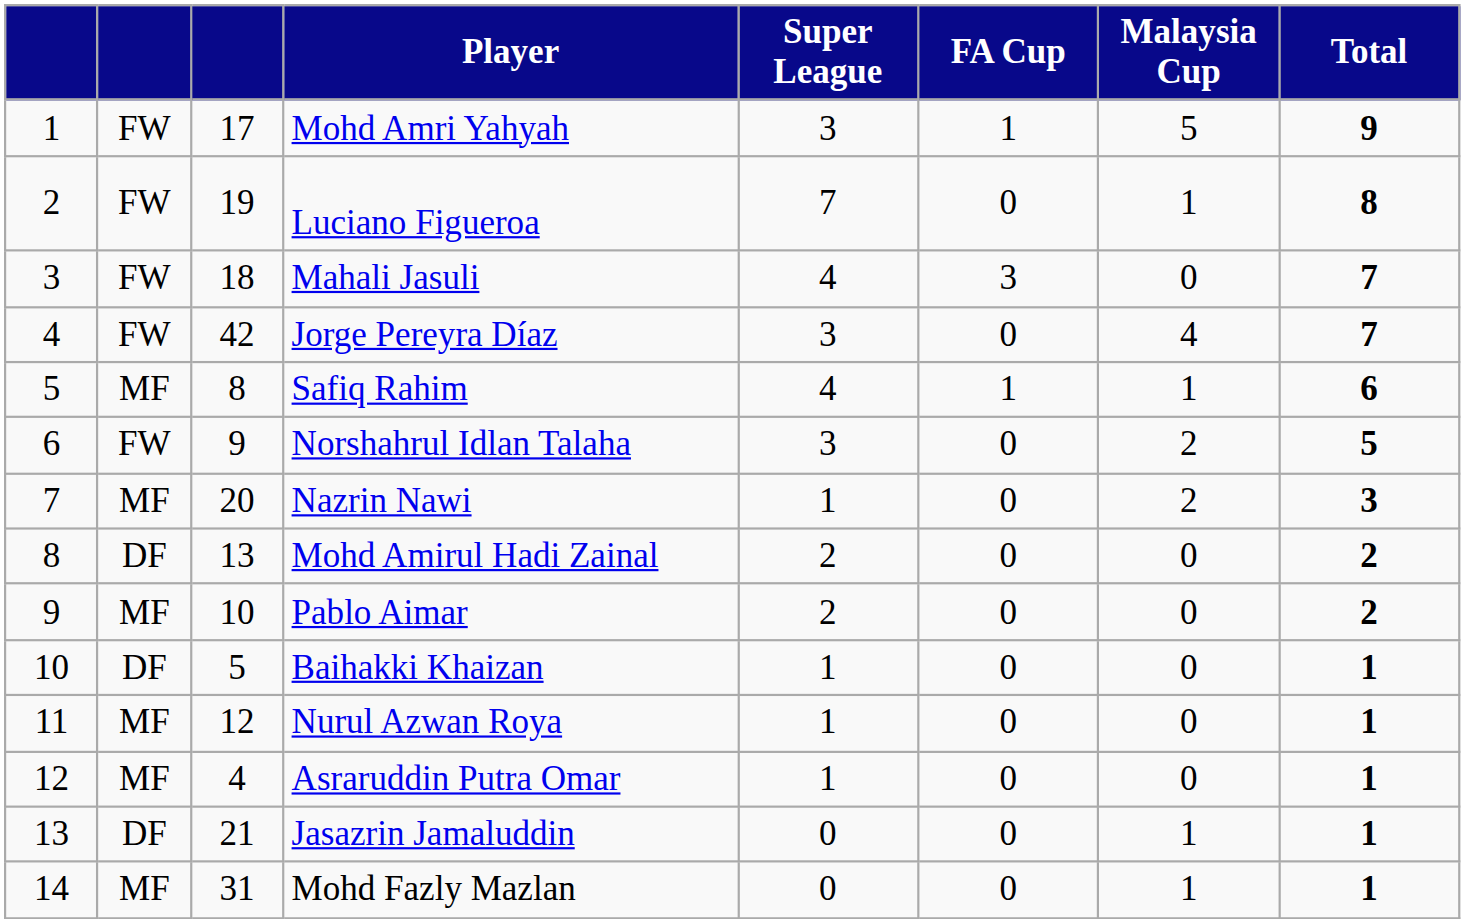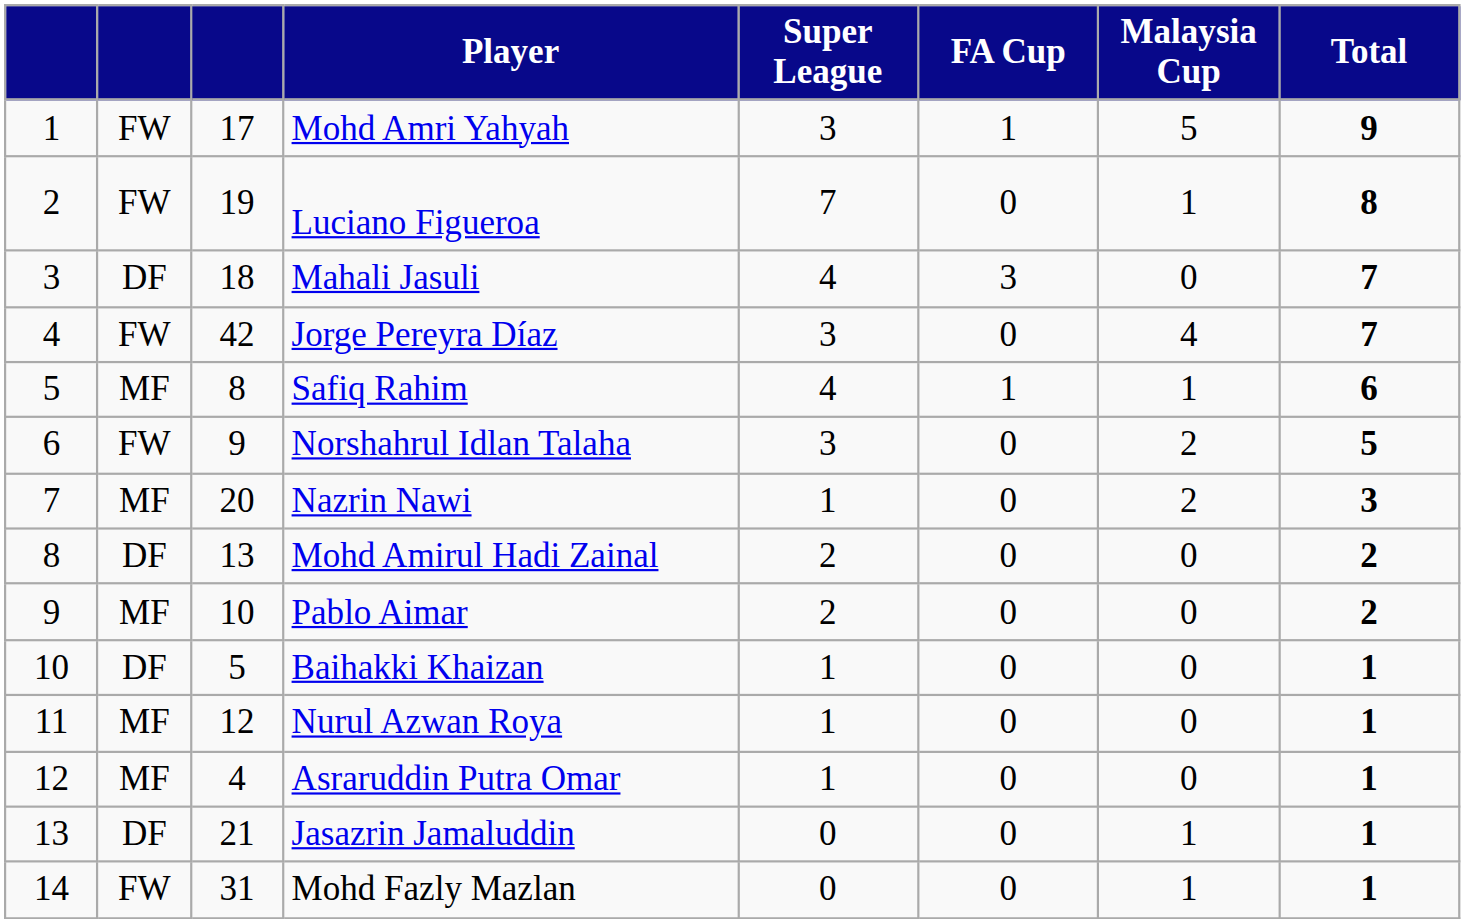(144, 277) FW -> (144, 277) DF
(144, 889) MF -> (144, 889) FW
